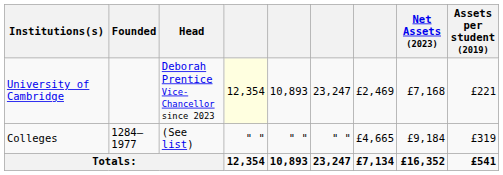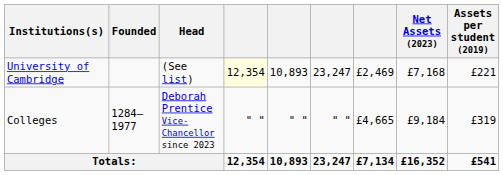(188, 91) Deborah Prentice Vice-Chancellor since 2023 -> (178, 73) (See list)
(178, 138) (See list) -> (188, 120) Deborah Prentice Vice-Chancellor since 2023
